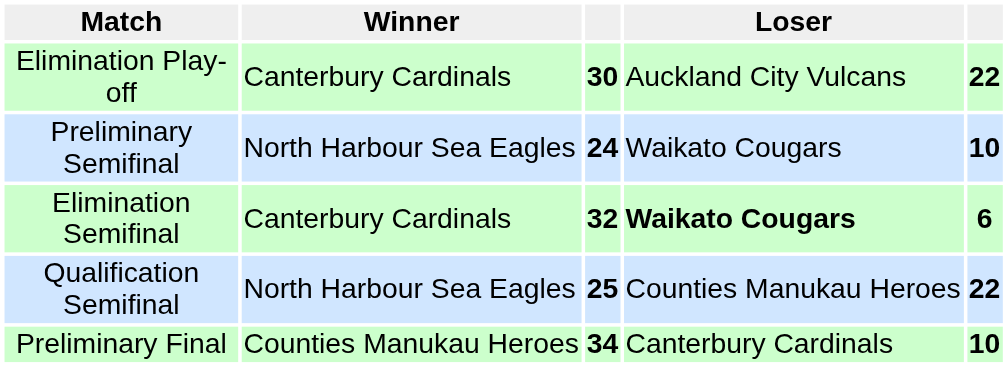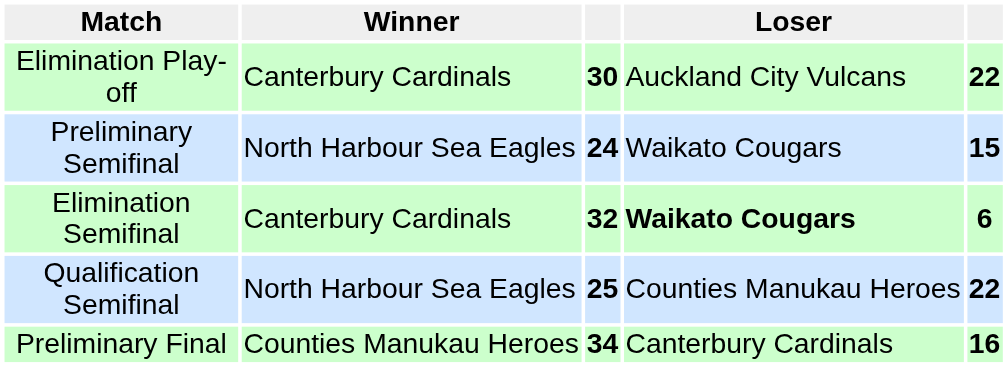(985, 147) 10 -> (985, 147) 15
(985, 343) 10 -> (985, 343) 16
